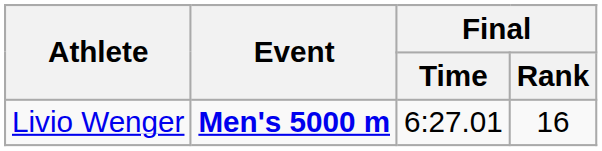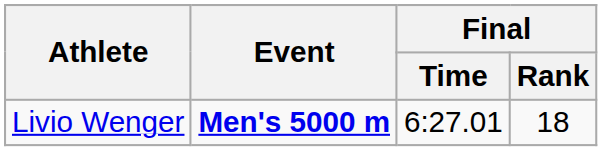(553, 123) 16 -> (553, 123) 18
